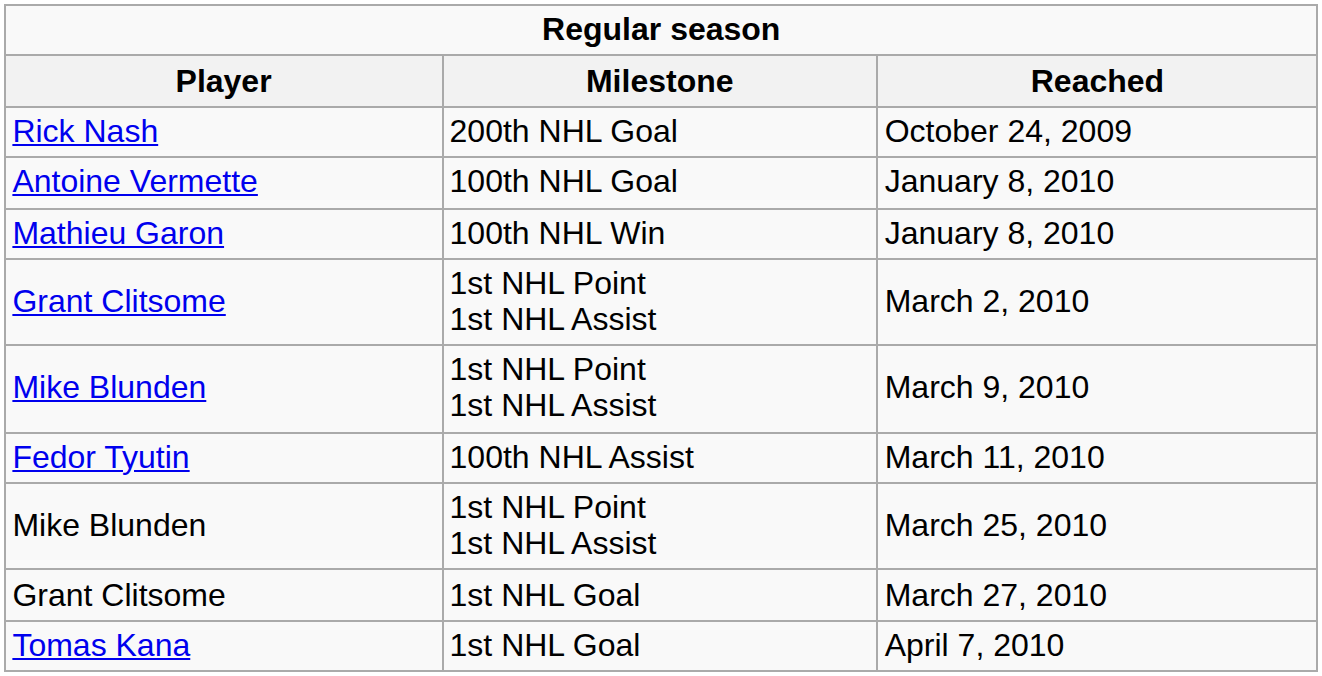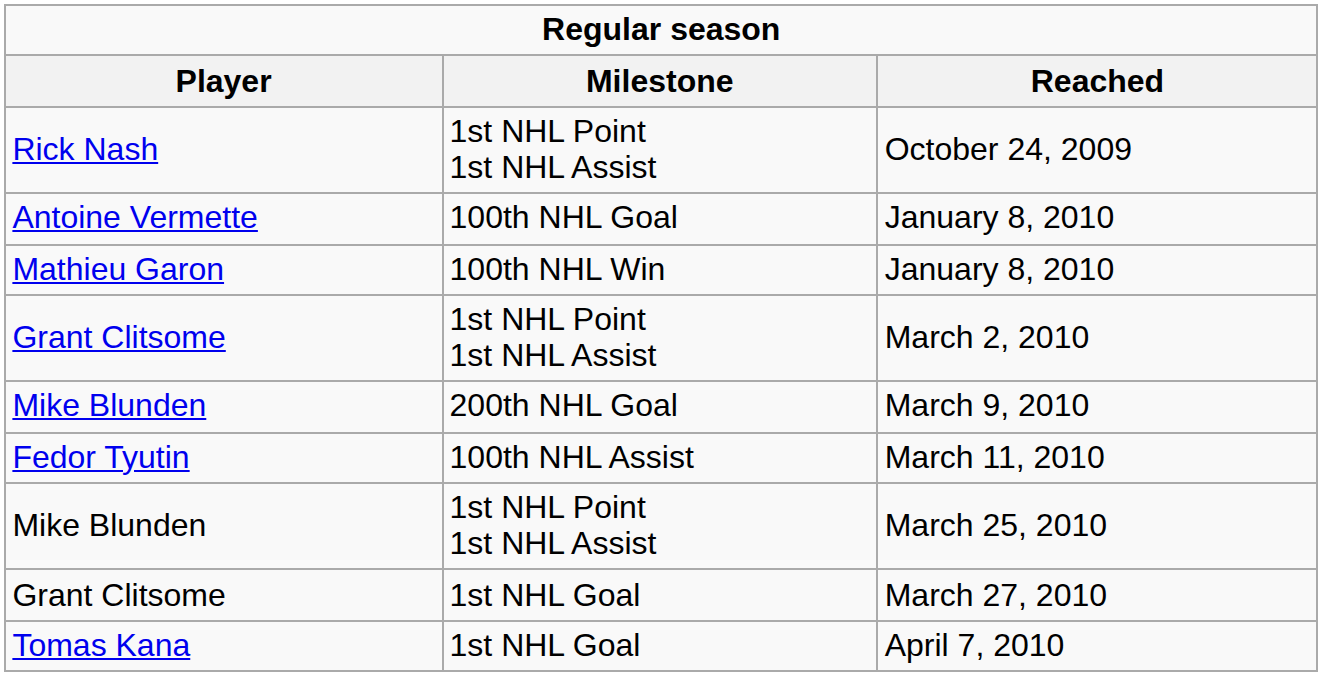(564, 131) 200th NHL Goal -> (553, 149) 1st NHL Point 1st NHL Assist
(553, 388) 1st NHL Point 1st NHL Assist -> (564, 406) 200th NHL Goal
